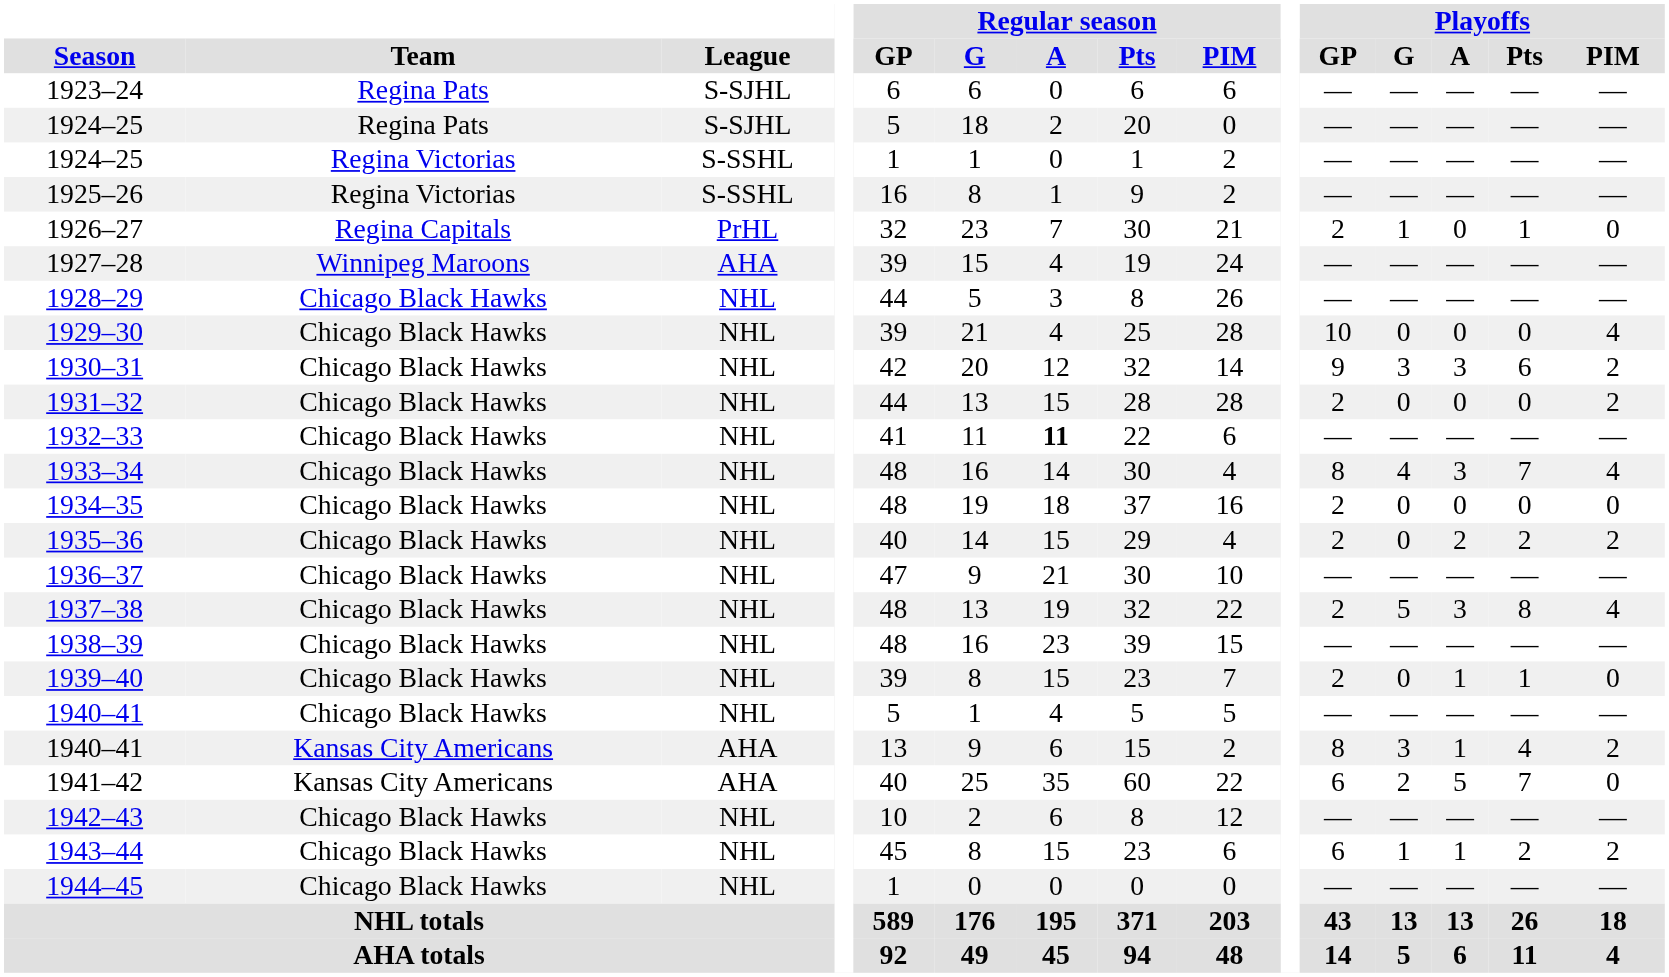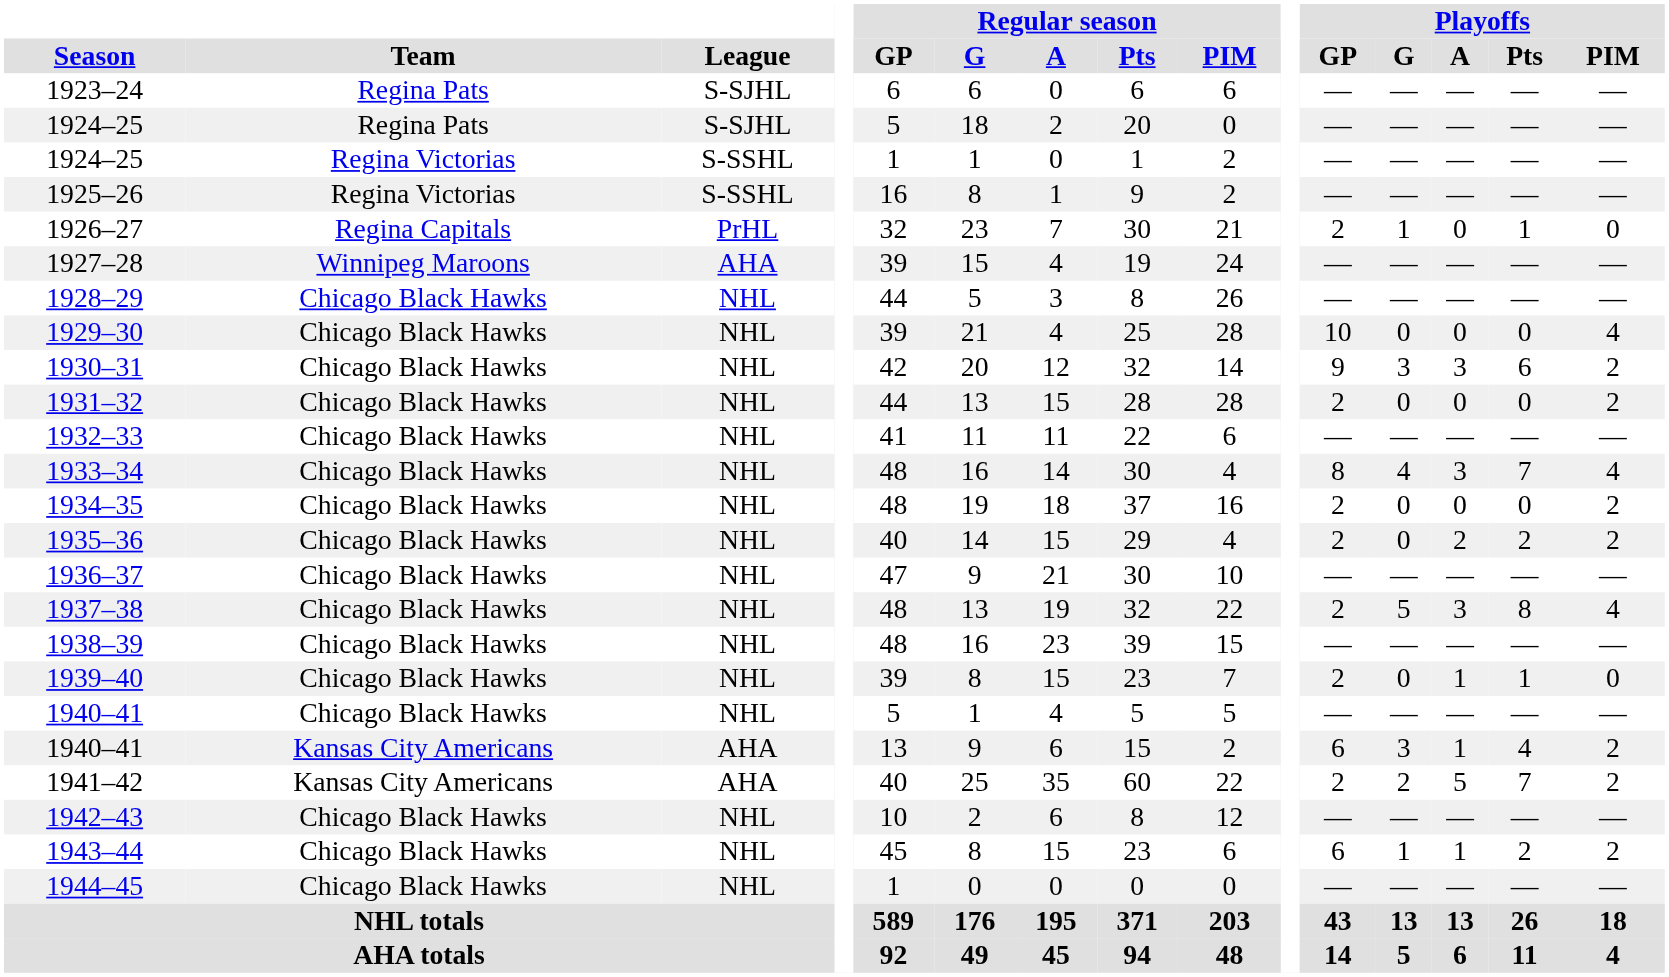(1056, 436) bold -> (1056, 436) normal
(1613, 505) 0 -> (1613, 505) 2
(1338, 747) 8 -> (1338, 747) 6
(1338, 782) 6 -> (1338, 782) 2
(1613, 782) 0 -> (1613, 782) 2
